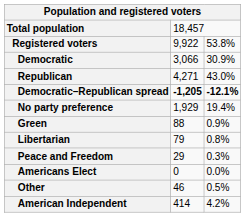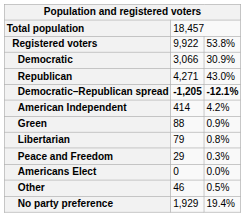rows swapped: (67, 204) <-> (60, 108)
